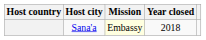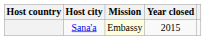(171, 27) 2018 -> (171, 27) 2015
